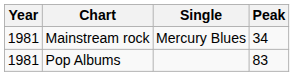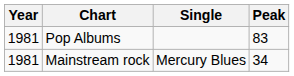rows swapped: (83, 60) <-> (98, 37)
